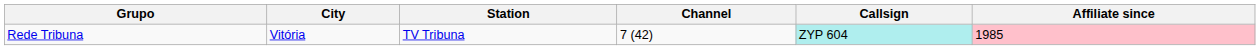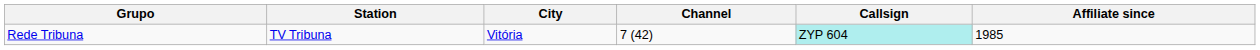columns swapped: (508, 14) <-> (333, 14)
(989, 34) pink background -> (989, 34) no background
